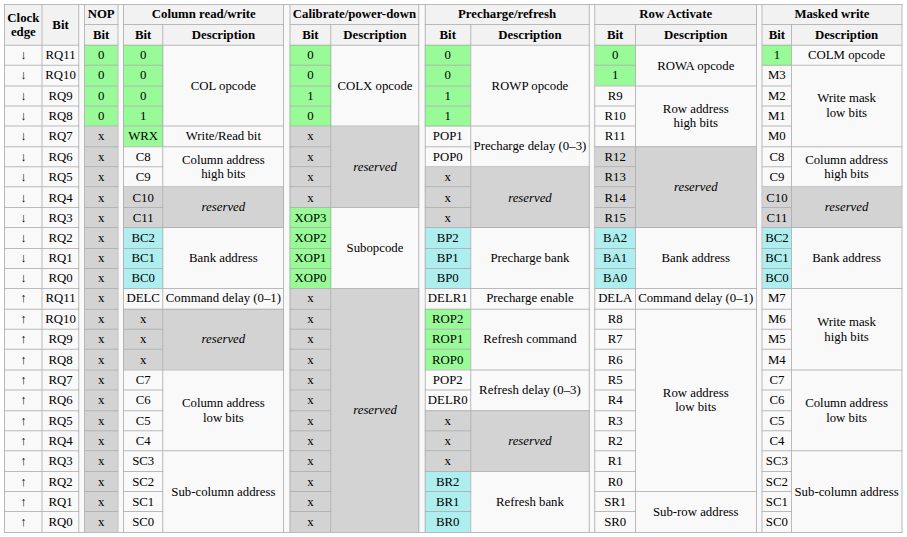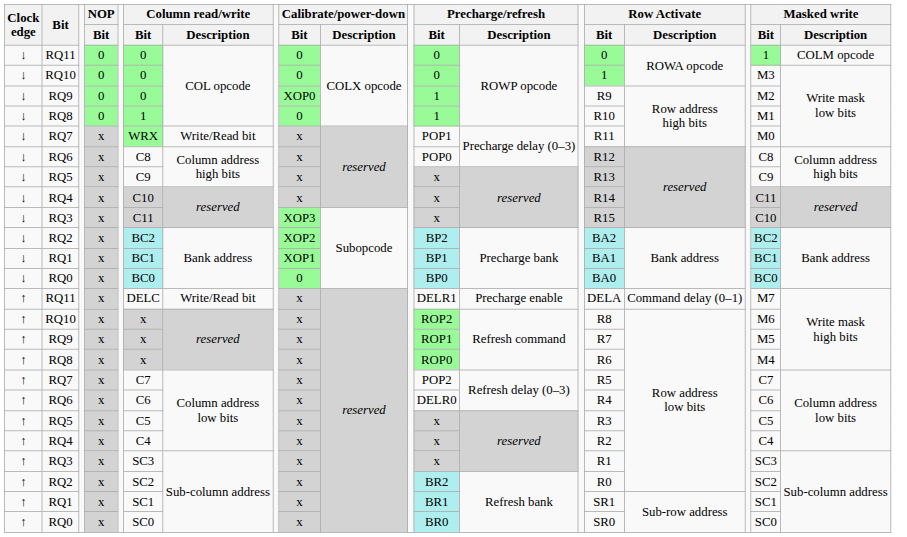(310, 95) 1 -> (299, 95) XOP0
(777, 197) C10 -> (766, 197) C11
(777, 217) C11 -> (766, 217) C10
(310, 278) XOP0 -> (299, 278) 0
(223, 298) Command delay (0–1) -> (218, 298) Write/Read bit
